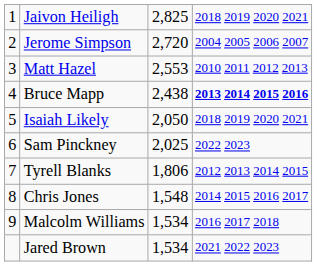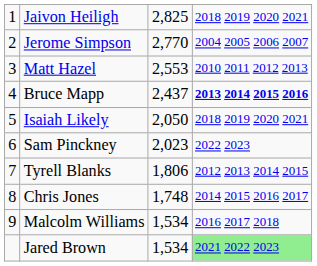(170, 42) 2,720 -> (170, 42) 2,770
(170, 94) 2,438 -> (170, 94) 2,437
(170, 145) 2,025 -> (170, 145) 2,023
(170, 196) 1,548 -> (170, 196) 1,748
(237, 247) no background -> (237, 247) lightgreen background
